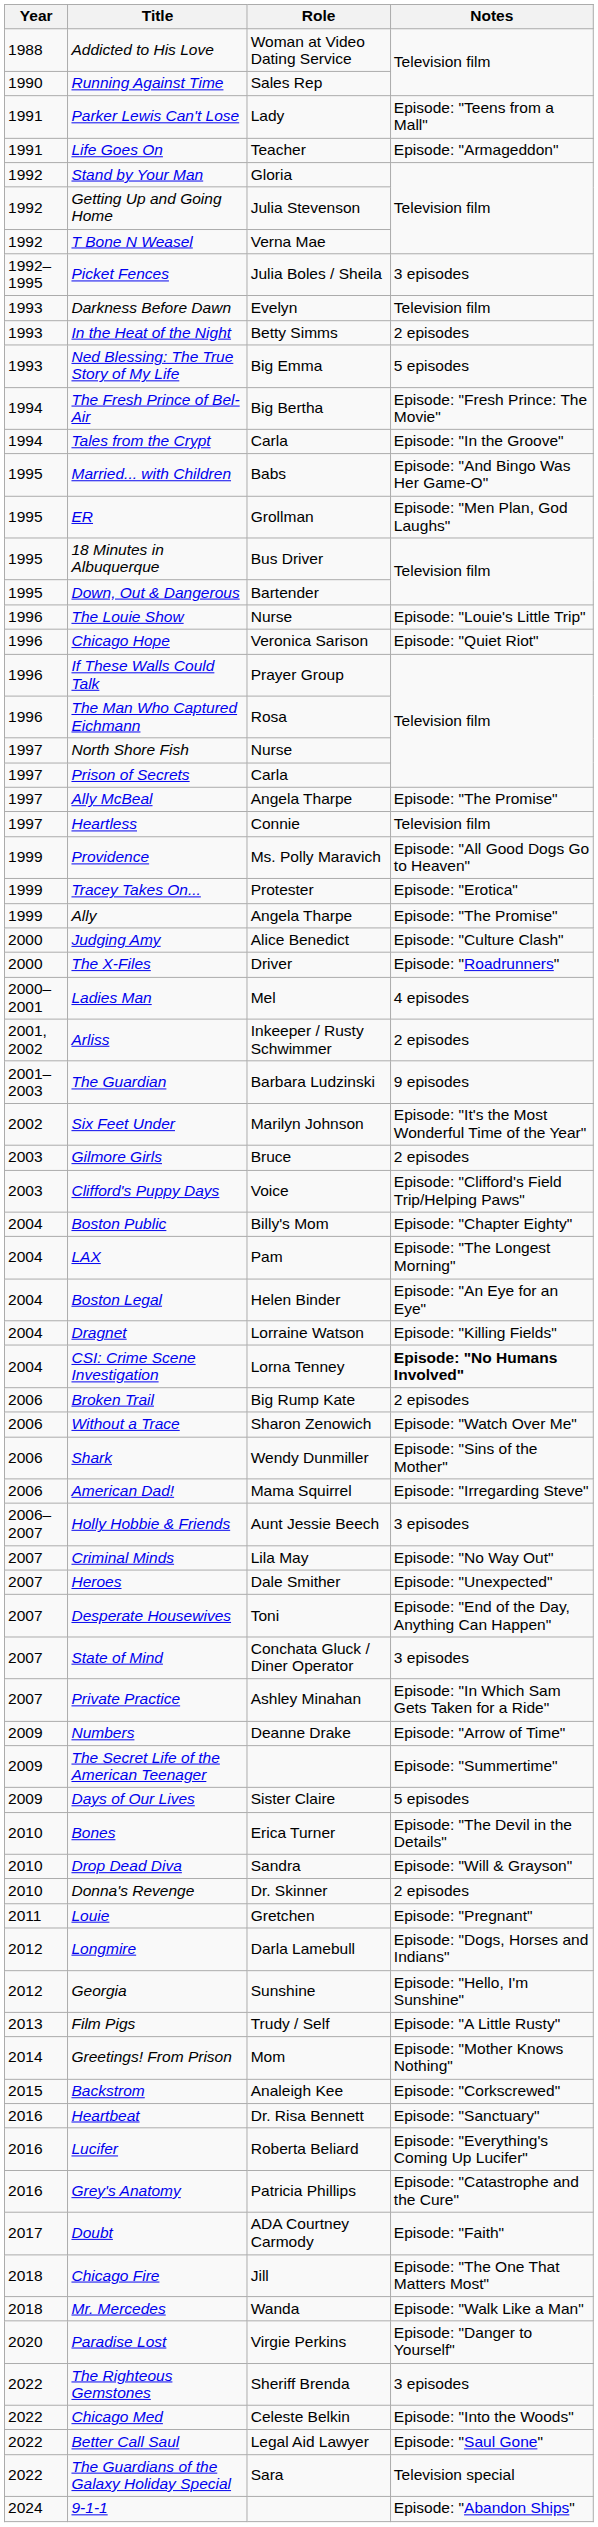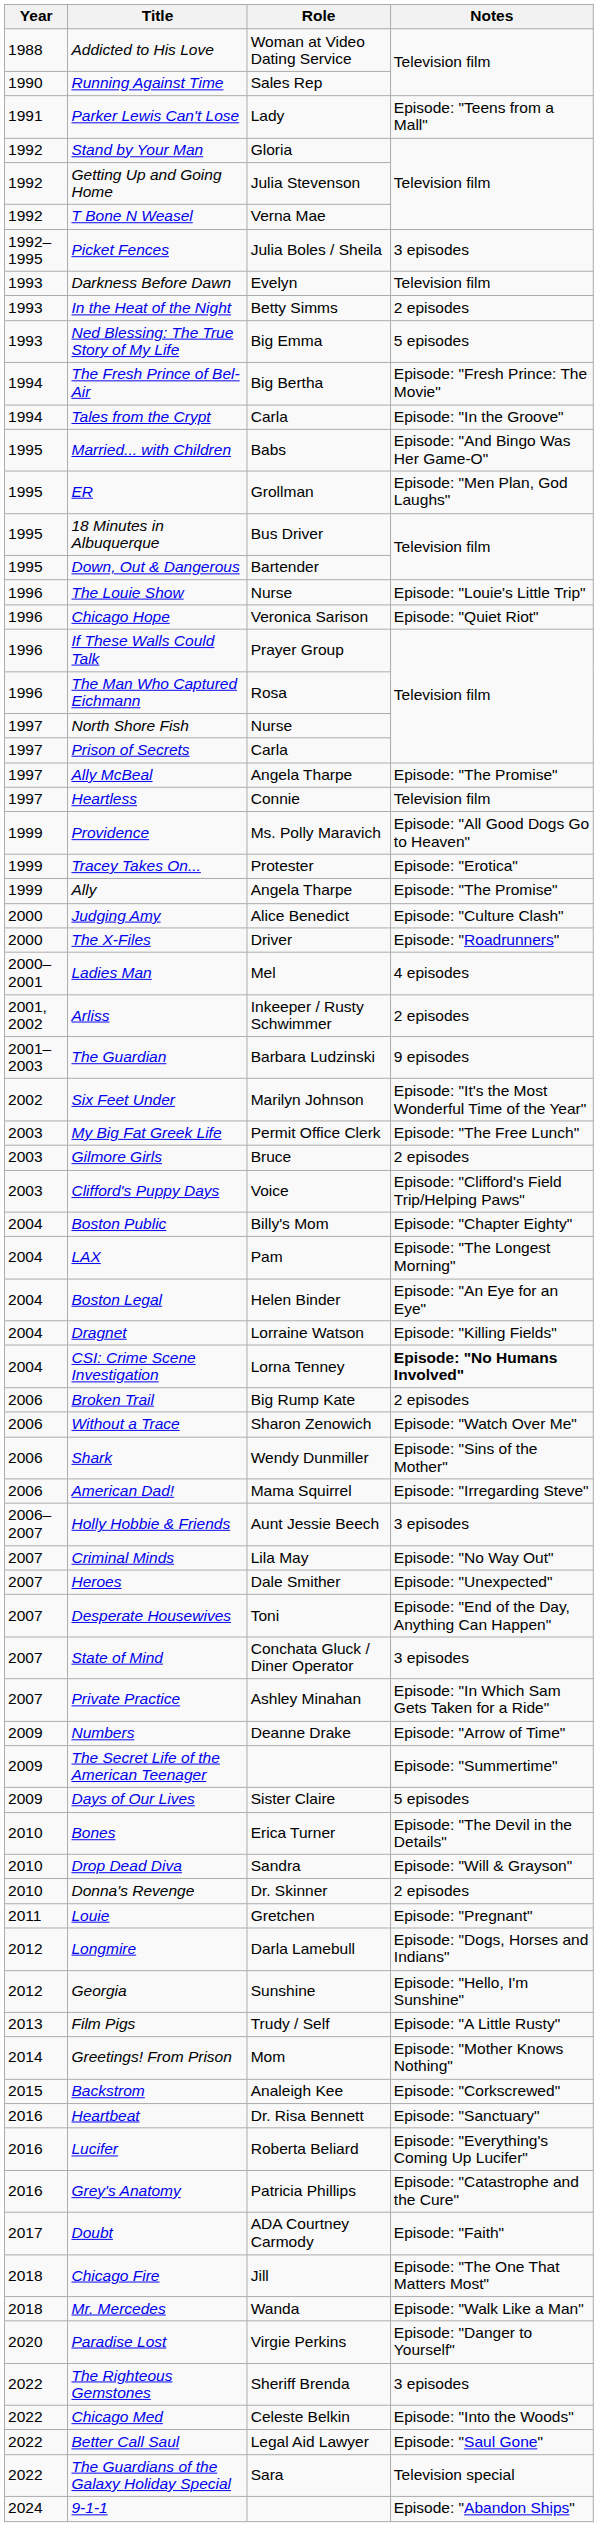- row: (117, 150)
+ row: (146, 1133)
